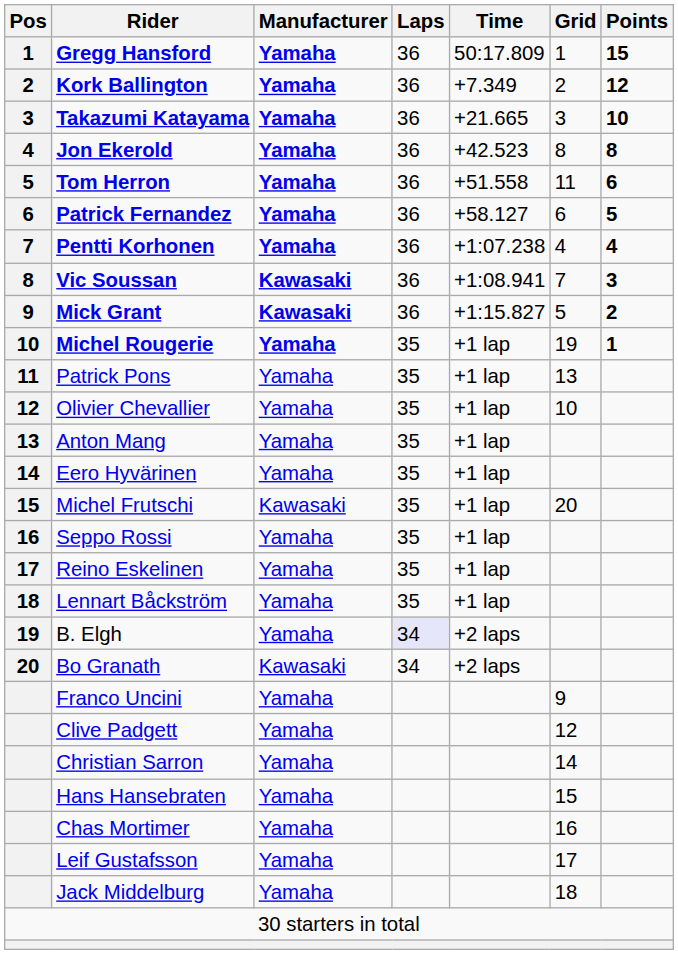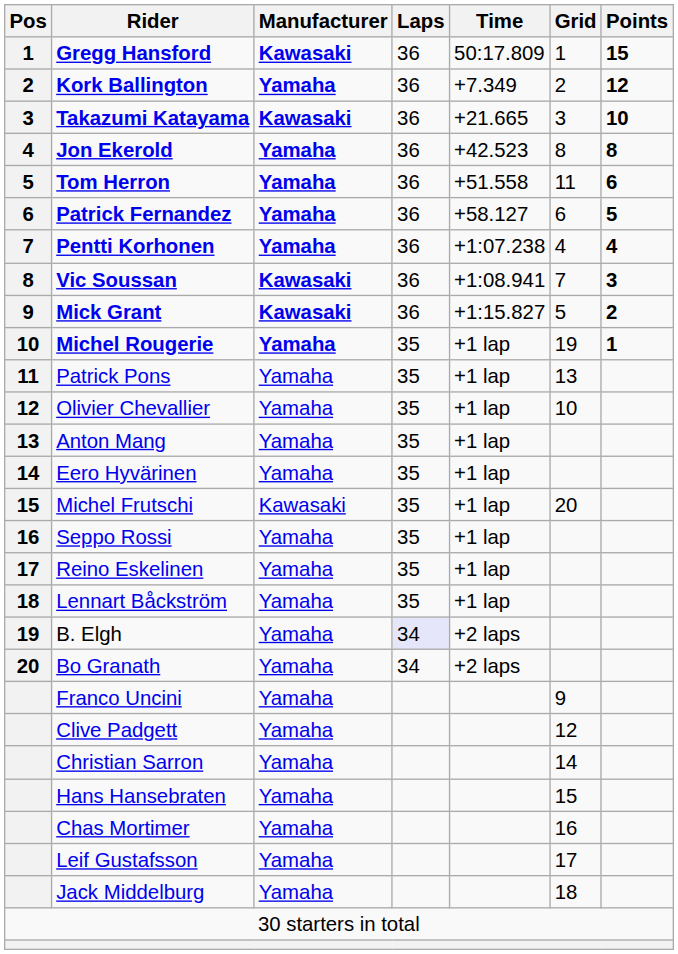(297, 53) Yamaha -> (305, 53) Kawasaki
(297, 118) Yamaha -> (305, 118) Kawasaki
(302, 666) Kawasaki -> (296, 666) Yamaha
